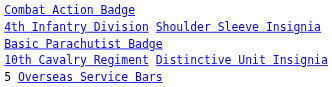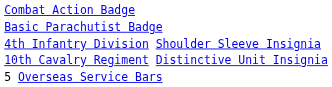rows swapped: (83, 44) <-> (163, 27)
